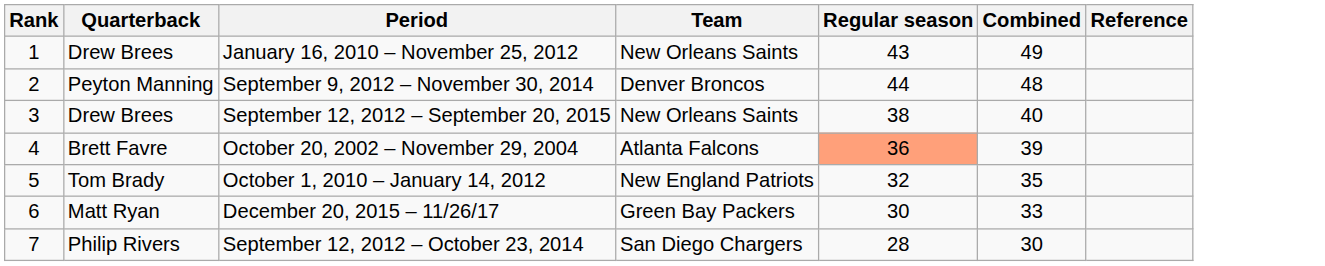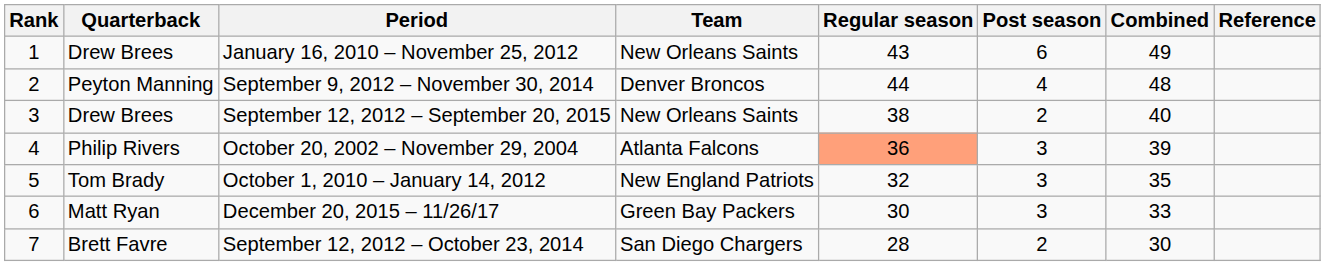+ column: (1042, 20)
(118, 148) Brett Favre -> (124, 148) Philip Rivers
(124, 244) Philip Rivers -> (118, 244) Brett Favre
